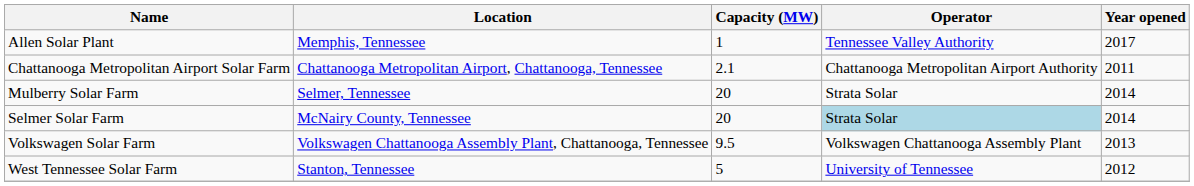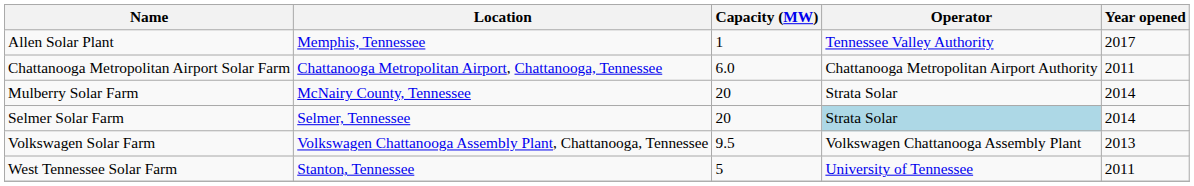(725, 67) 2.1 -> (725, 67) 6.0
(354, 93) Selmer, Tennessee -> (384, 93) McNairy County, Tennessee
(384, 118) McNairy County, Tennessee -> (354, 118) Selmer, Tennessee
(1120, 169) 2012 -> (1120, 169) 2011
